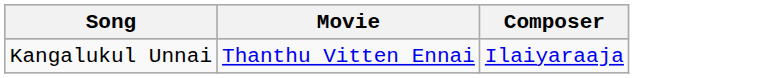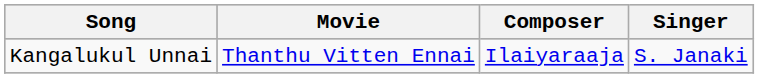+ column: (691, 22)
